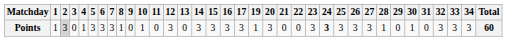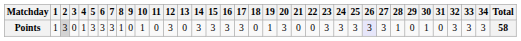+ column: (256, 12)
(327, 27) bold -> (341, 27) normal
(355, 27) no background -> (369, 27) lavender background
(489, 27) 60 -> (503, 27) 58
